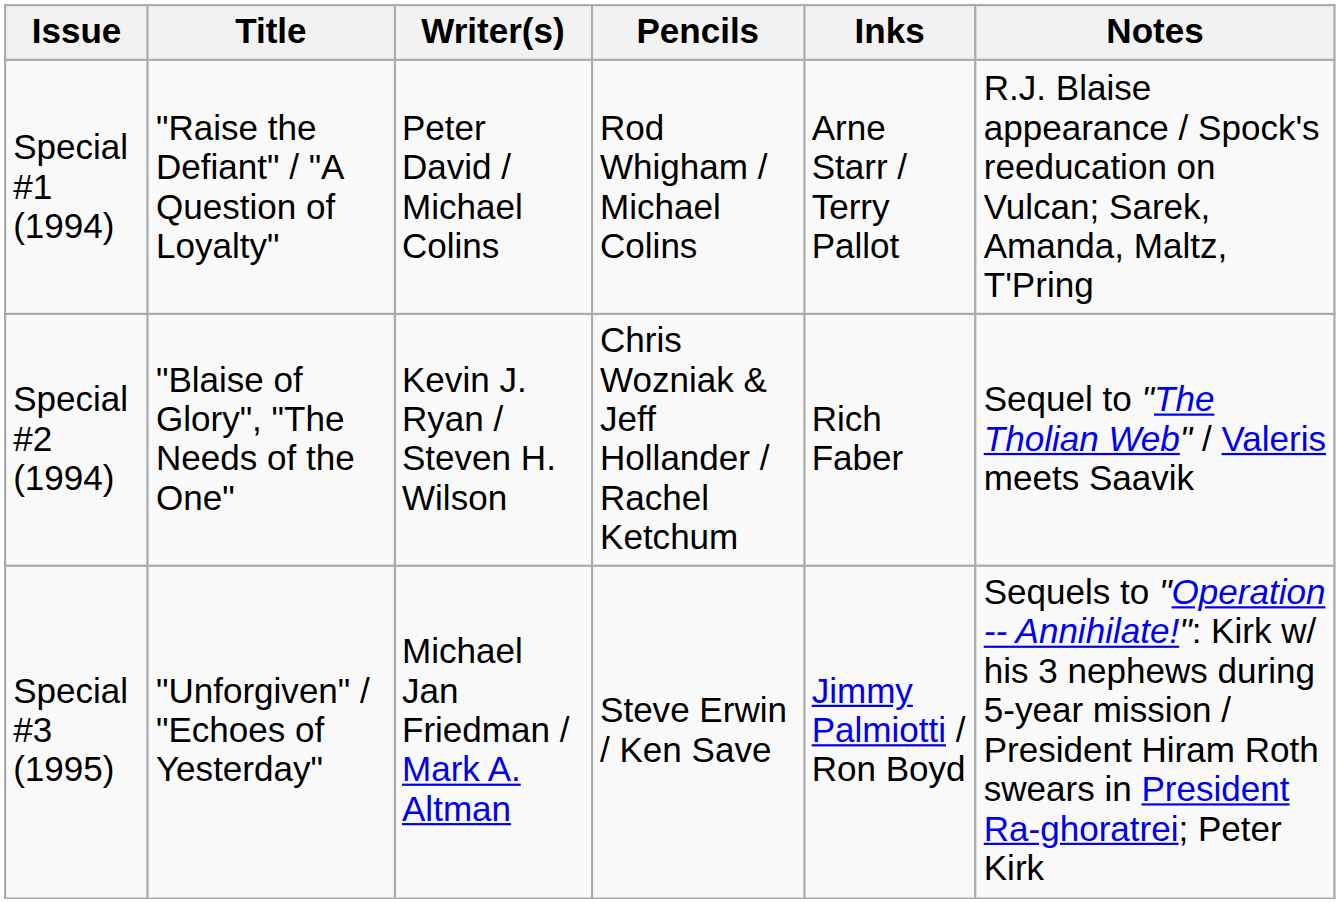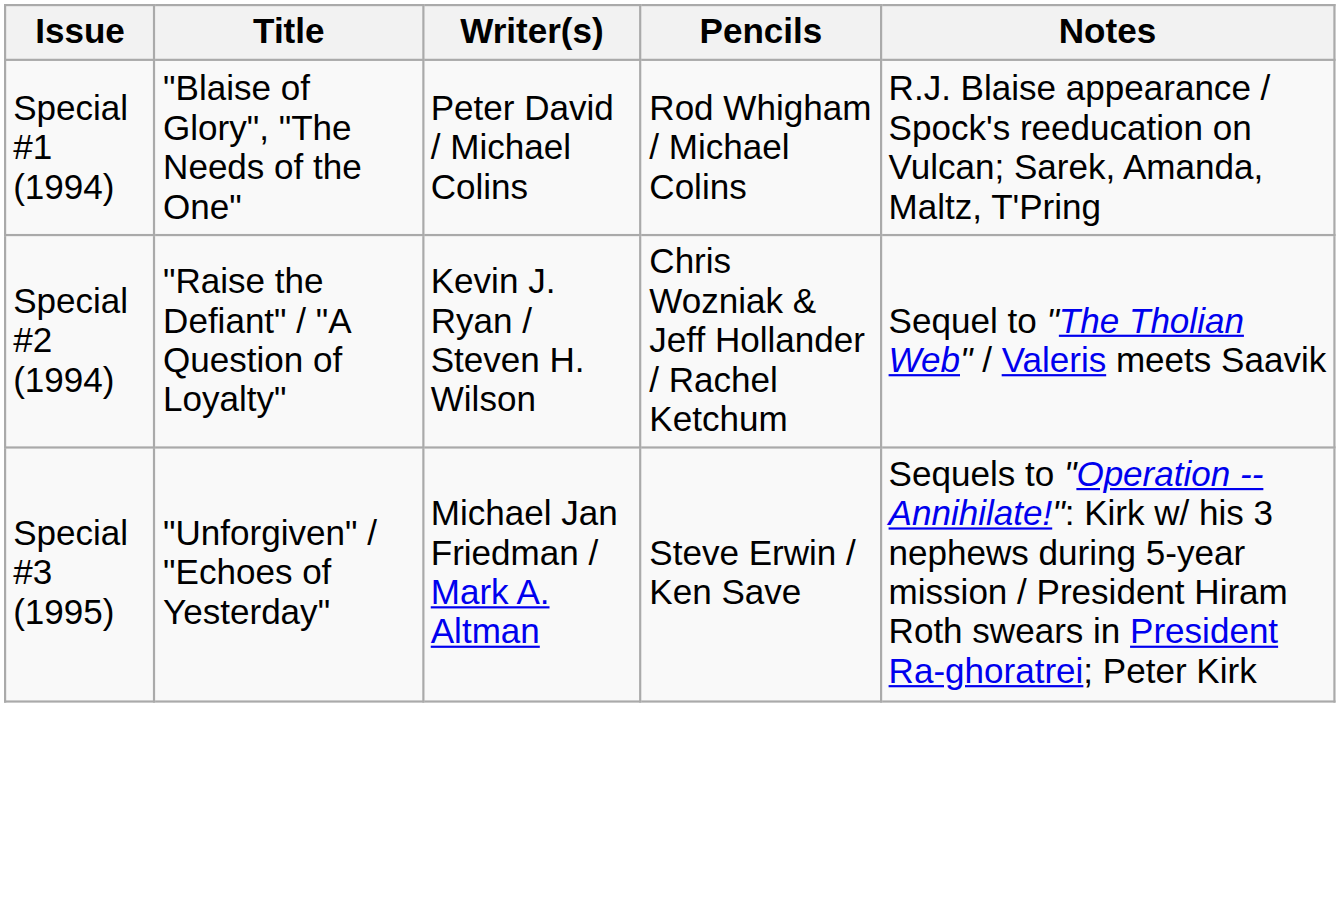- column: (890, 32)
(250, 186) "Raise the Defiant" / "A Question of Loyalty" -> (262, 146) "Blaise of Glory", "The Needs of the One"
(255, 439) "Blaise of Glory", "The Needs of the One" -> (257, 340) "Raise the Defiant" / "A Question of Loyalty"
